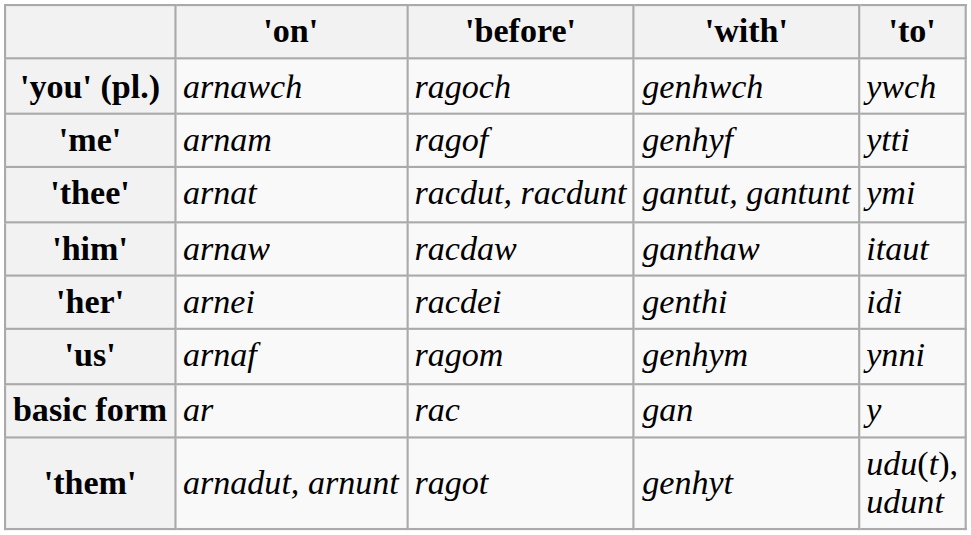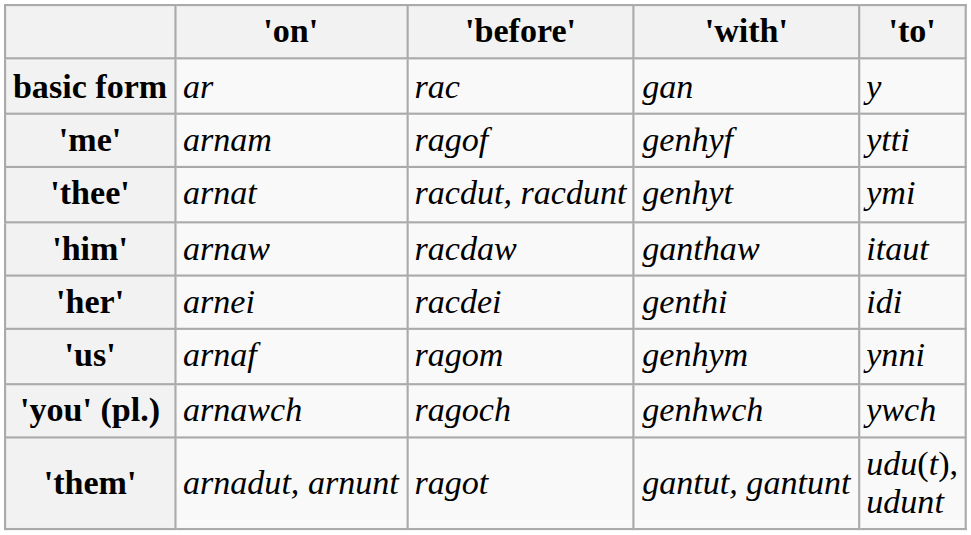rows swapped: (90, 409) <-> (90, 85)
(746, 193) gantut, gantunt -> (688, 193) genhyt
(688, 483) genhyt -> (746, 483) gantut, gantunt
